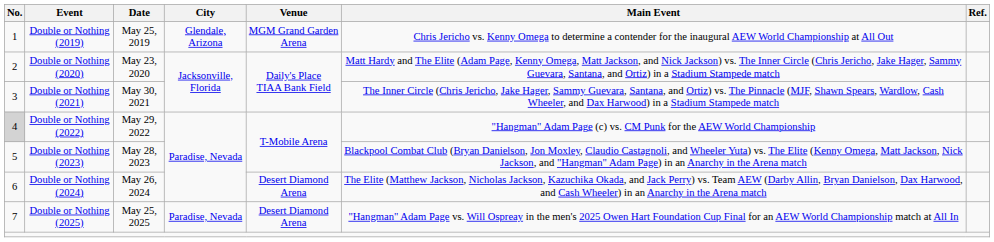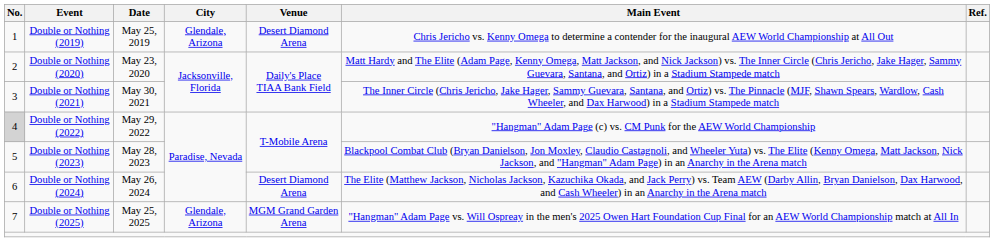(294, 36) MGM Grand Garden Arena -> (294, 36) Desert Diamond Arena
(205, 216) Paradise, Nevada -> (205, 216) Glendale, Arizona
(294, 216) Desert Diamond Arena -> (294, 216) MGM Grand Garden Arena
